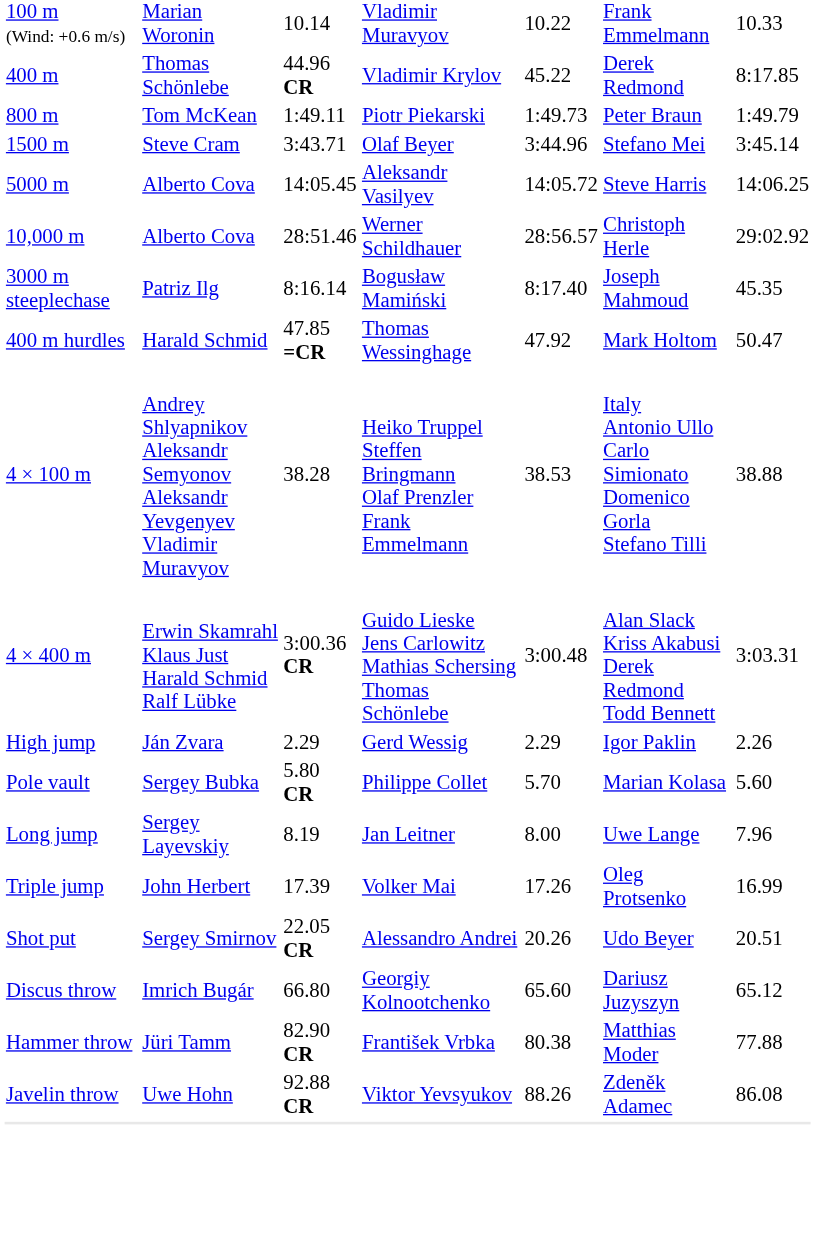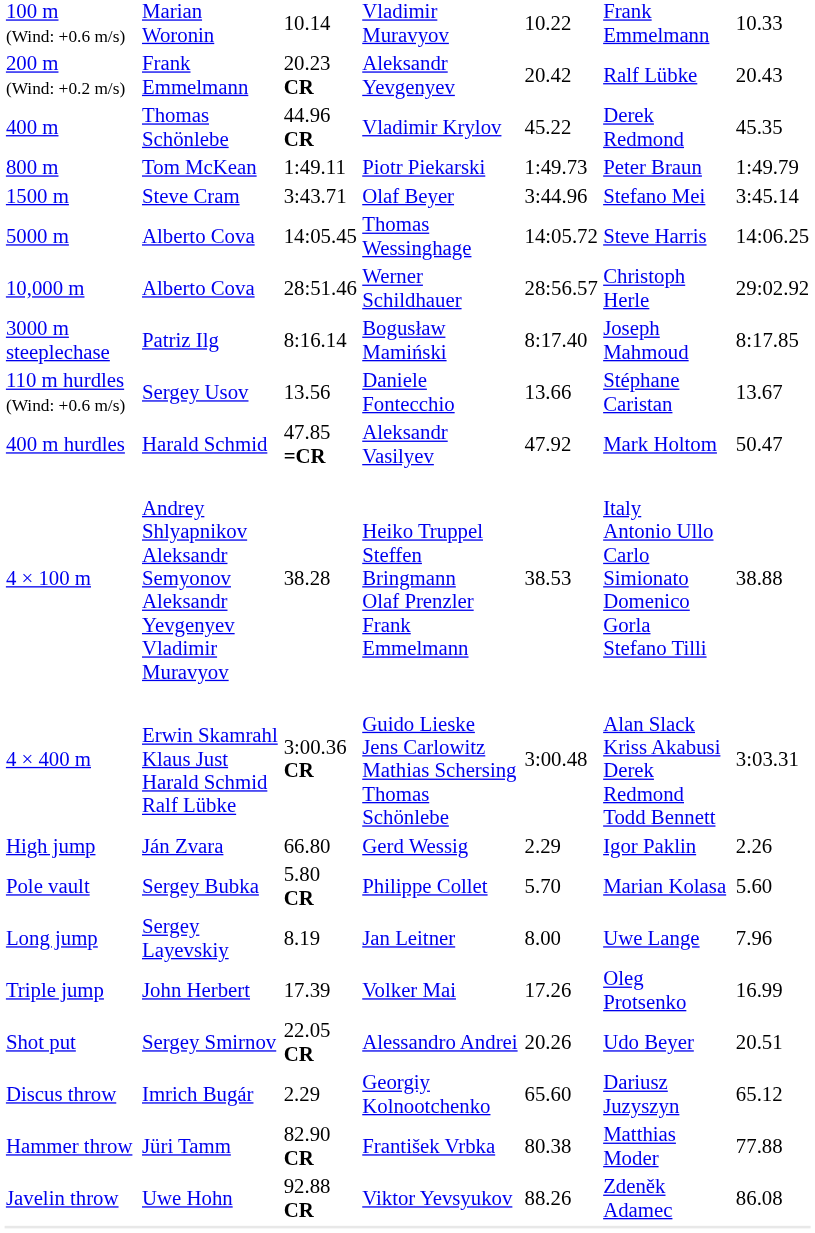+ row: (66, 75)
(767, 75) 8:17.85 -> (759, 127) 45.35
(405, 184) Aleksandr Vasilyev -> (417, 236) Thomas Wessinghage
(759, 288) 45.35 -> (767, 340) 8:17.85
+ row: (66, 392)
(417, 340) Thomas Wessinghage -> (405, 444) Aleksandr Vasilyev
(302, 742) 2.29 -> (307, 846) 66.80
(307, 990) 66.80 -> (302, 1094) 2.29
